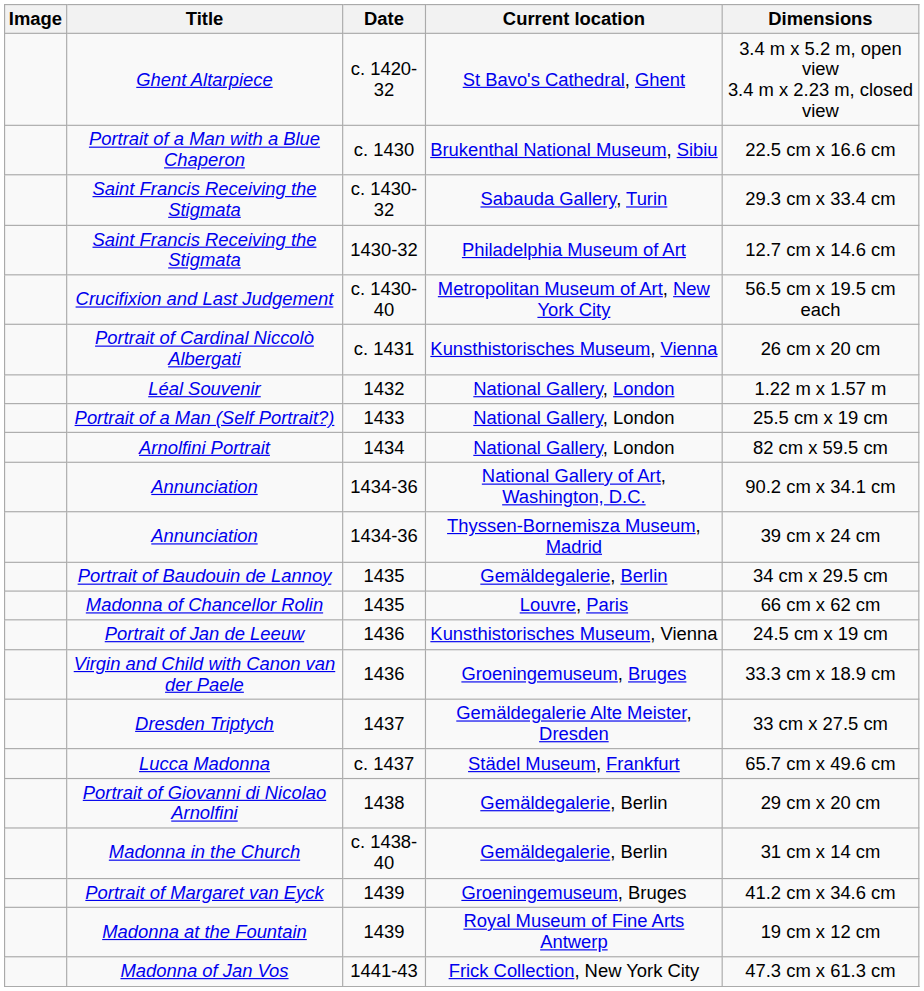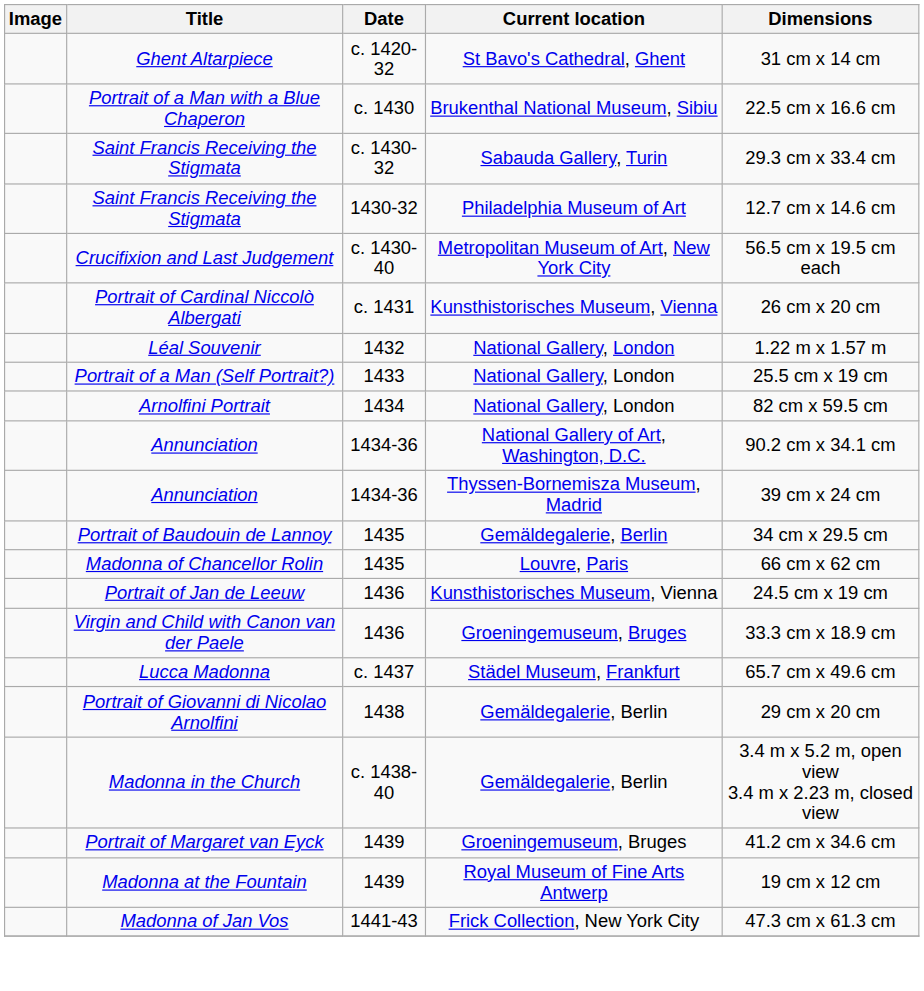(820, 79) 3.4 m x 5.2 m, open view 3.4 m x 2.23 m, closed view -> (820, 58) 31 cm x 14 cm
- row: (204, 724)
(820, 852) 31 cm x 14 cm -> (820, 782) 3.4 m x 5.2 m, open view 3.4 m x 2.23 m, closed view
